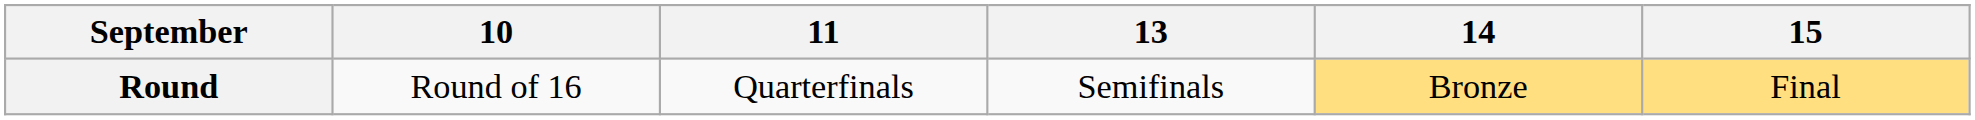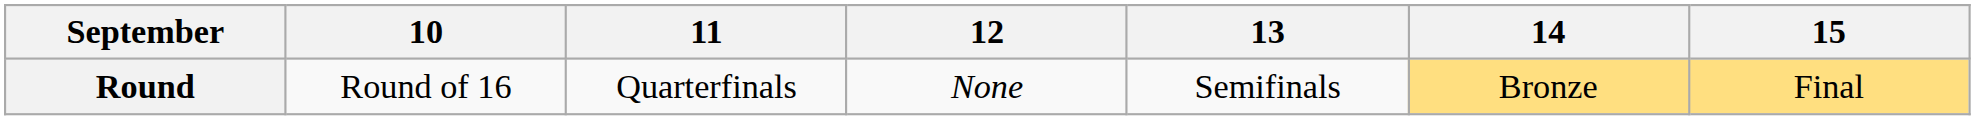+ column: (987, 31)
